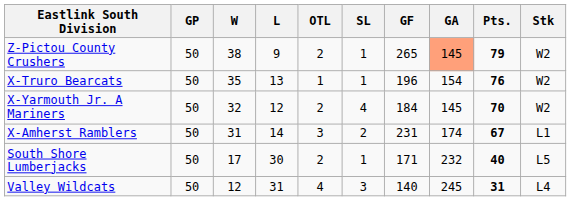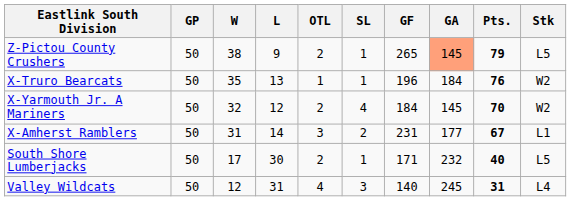(543, 54) W2 -> (543, 54) L5
(452, 81) 154 -> (452, 81) 184
(452, 134) 174 -> (452, 134) 177
